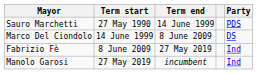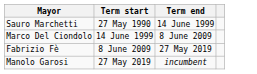- column: (239, 11)
